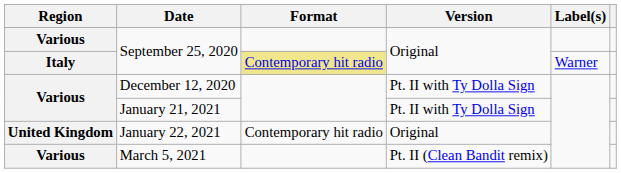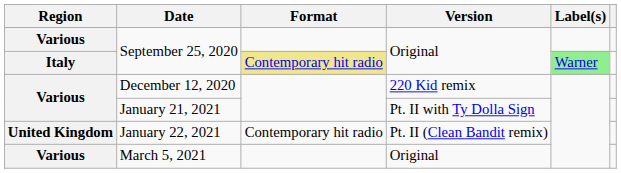(576, 62) no background -> (576, 62) lightgreen background
(462, 86) Pt. II with Ty Dolla Sign -> (433, 86) 220 Kid remix
(414, 132) Original -> (469, 132) Pt. II (Clean Bandit remix)
(469, 156) Pt. II (Clean Bandit remix) -> (414, 156) Original
